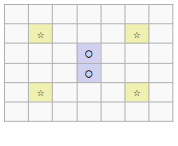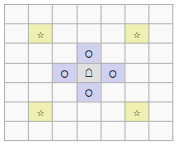+ row: (41, 73)
